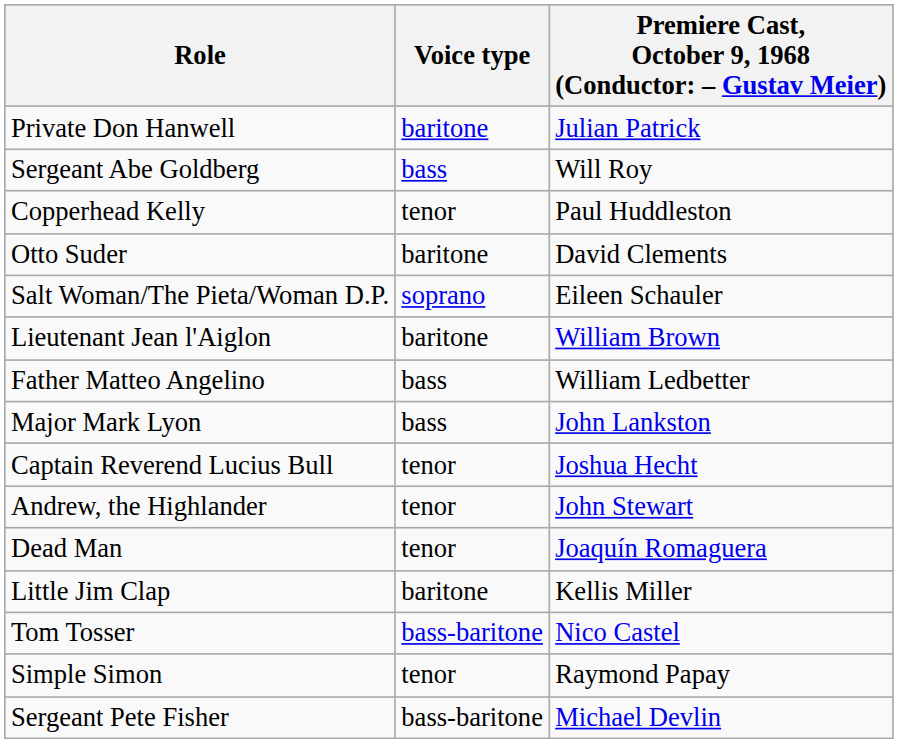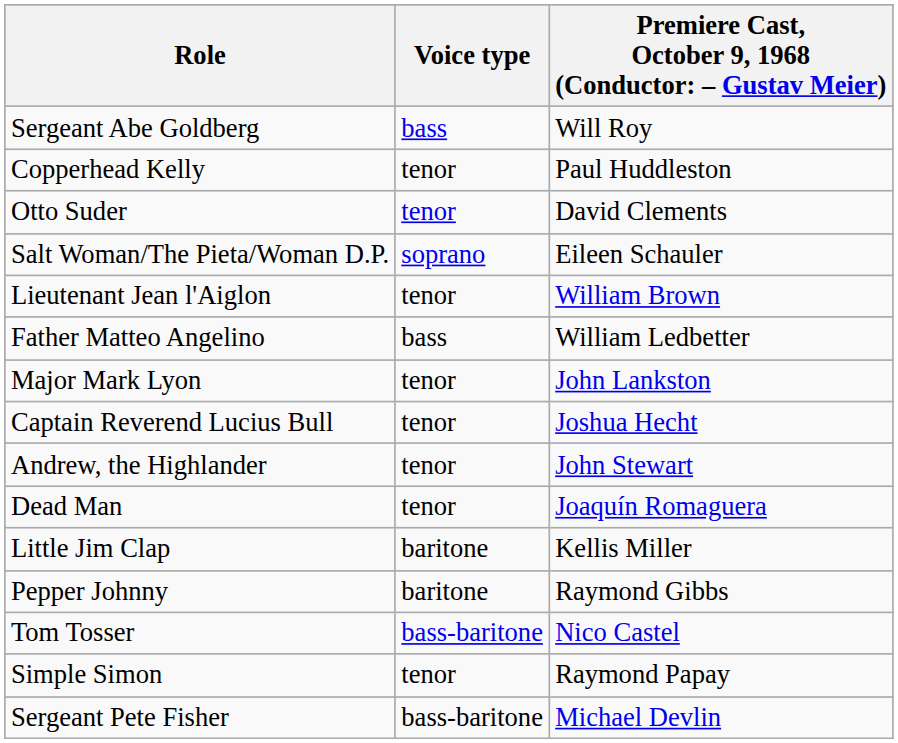- row: (123, 127)
(445, 253) baritone -> (429, 211) tenor
(445, 338) baritone -> (429, 295) tenor
(424, 422) bass -> (429, 380) tenor
+ row: (90, 590)
